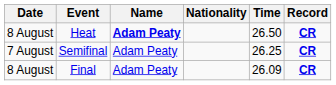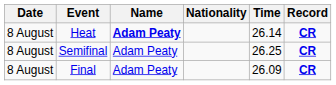(267, 32) 26.50 -> (267, 32) 26.14
(30, 51) 7 August -> (30, 51) 8 August
